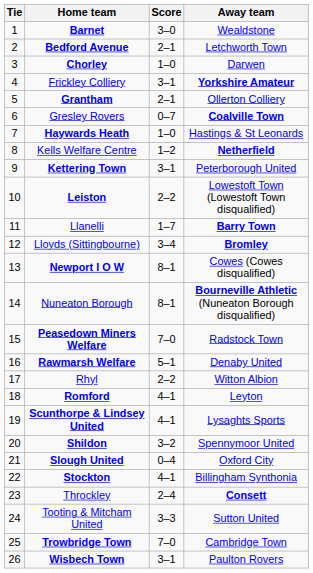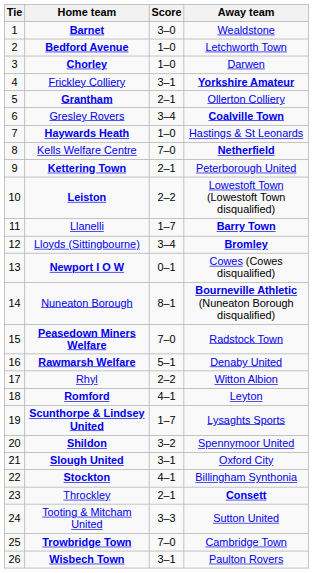(167, 47) 2–1 -> (167, 47) 1–0
(167, 116) 0–7 -> (167, 116) 3–4
(167, 151) 1–2 -> (167, 151) 7–0
(167, 168) 3–1 -> (167, 168) 2–1
(167, 268) 8–1 -> (167, 268) 0–1
(167, 420) 4–1 -> (167, 420) 1–7
(167, 461) 0–4 -> (167, 461) 3–1
(167, 495) 2–4 -> (167, 495) 2–1
